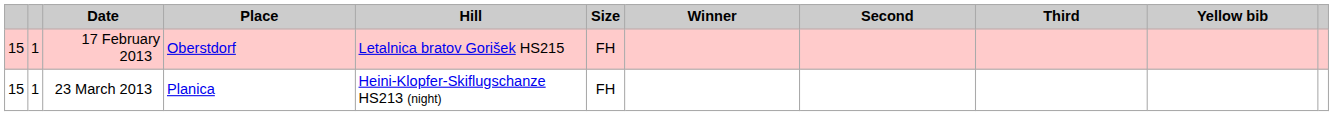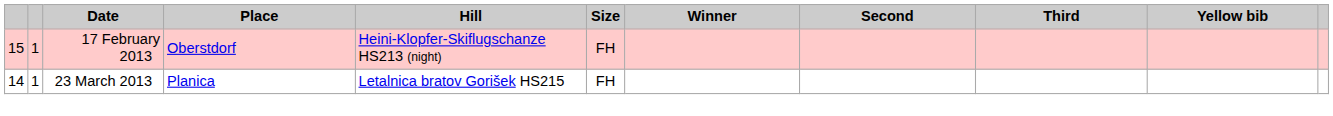(461, 48) Letalnica bratov Gorišek HS215 -> (452, 48) Heini-Klopfer-Skiflugschanze HS213 (night)
(16, 89) 15 -> (16, 80) 14
(452, 89) Heini-Klopfer-Skiflugschanze HS213 (night) -> (461, 80) Letalnica bratov Gorišek HS215
